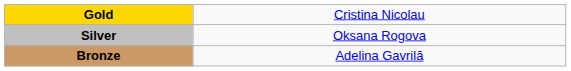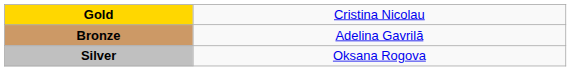rows swapped: (99, 35) <-> (99, 55)
